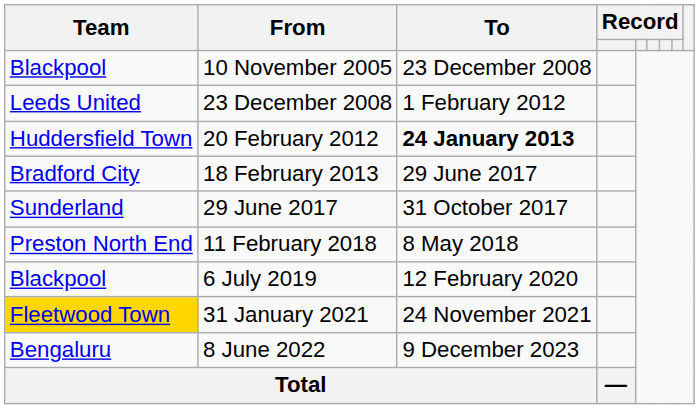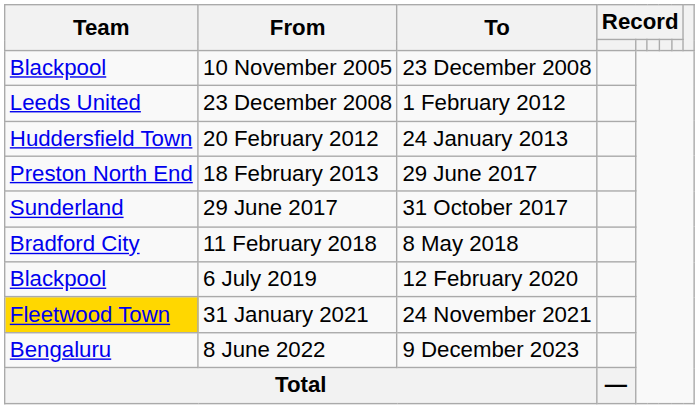(488, 138) bold -> (485, 138) normal
(75, 173) Bradford City -> (101, 173) Preston North End
(101, 244) Preston North End -> (75, 244) Bradford City
